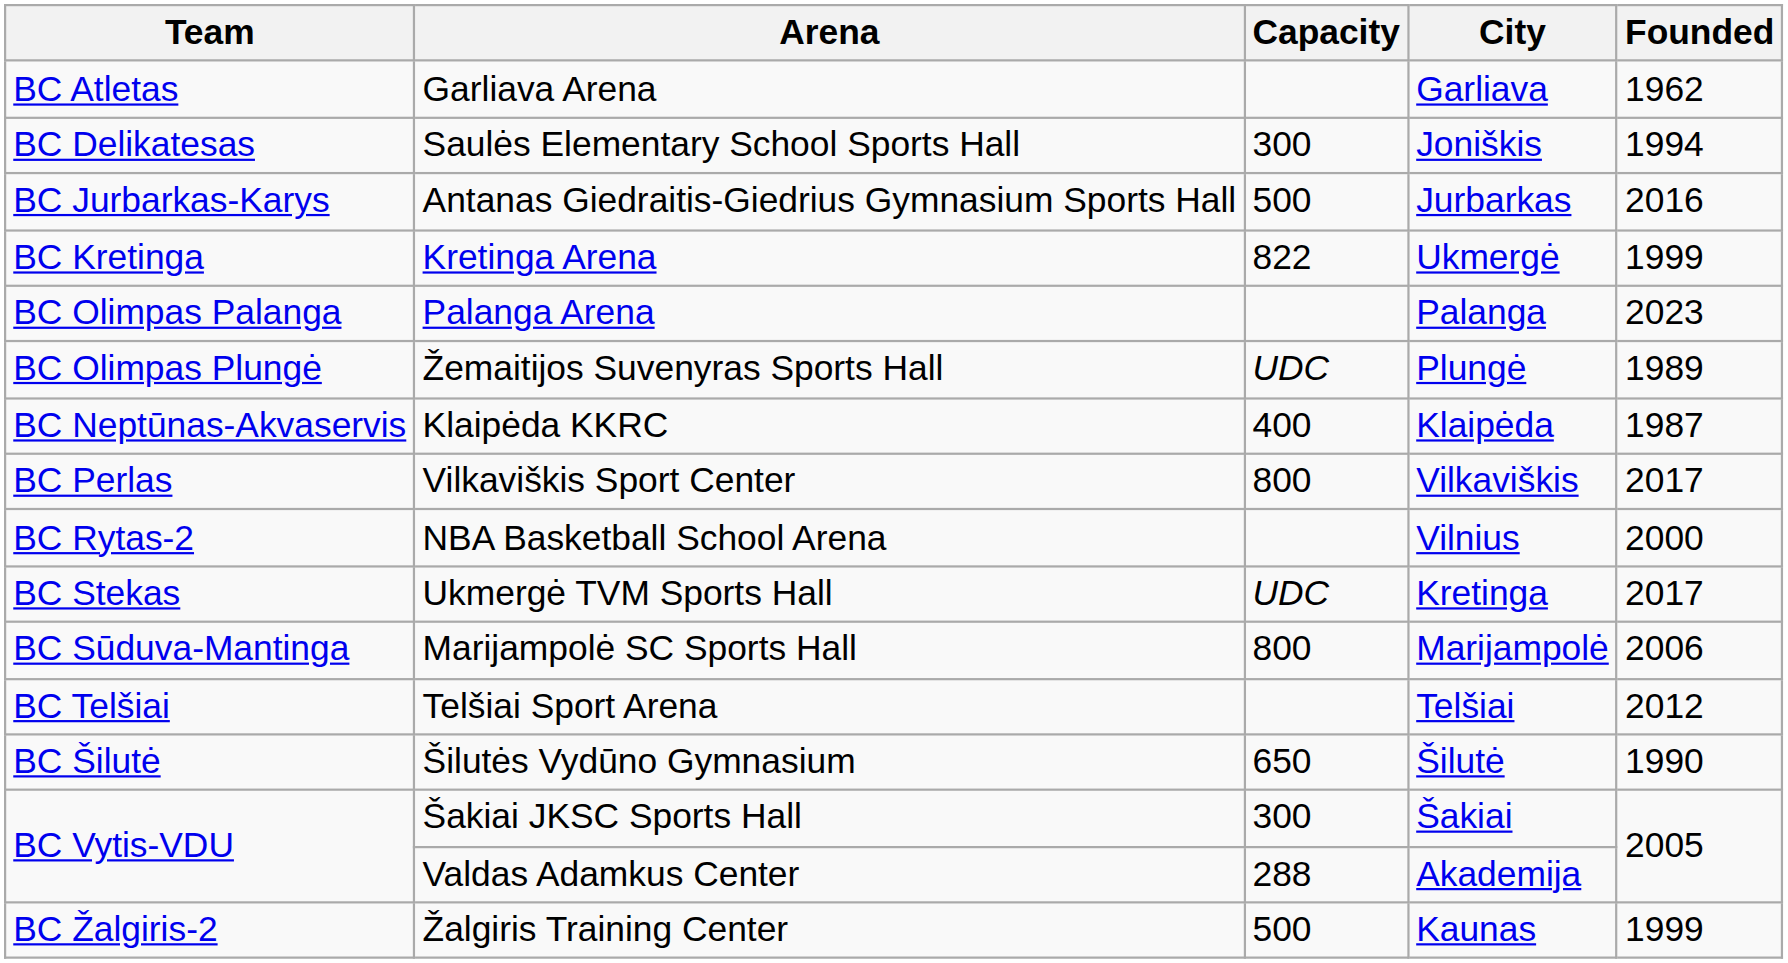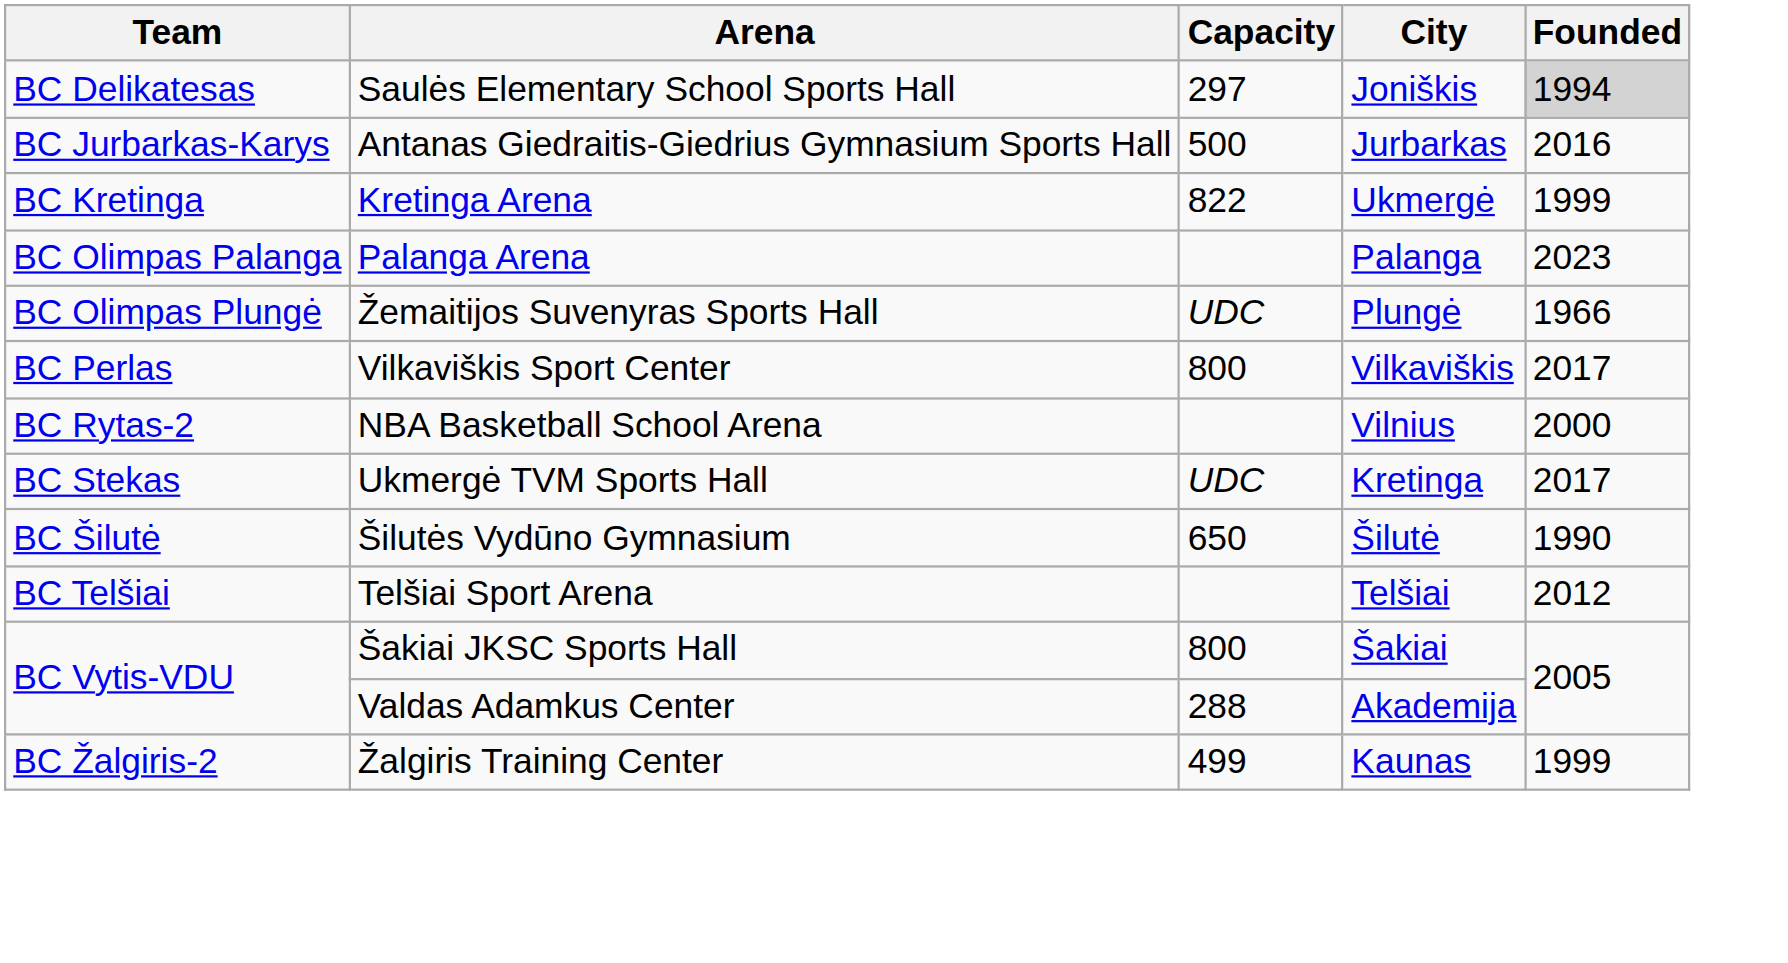- row: (540, 88)
(1282, 144) 300 -> (1217, 88) 297
(1664, 144) no background -> (1572, 88) lightgrey background
(1664, 369) 1989 -> (1572, 312) 1966
- row: (545, 425)
- row: (640, 649)
rows swapped: (639, 761) <-> (570, 705)
(1282, 817) 300 -> (1217, 649) 800
(1282, 929) 500 -> (1217, 761) 499
